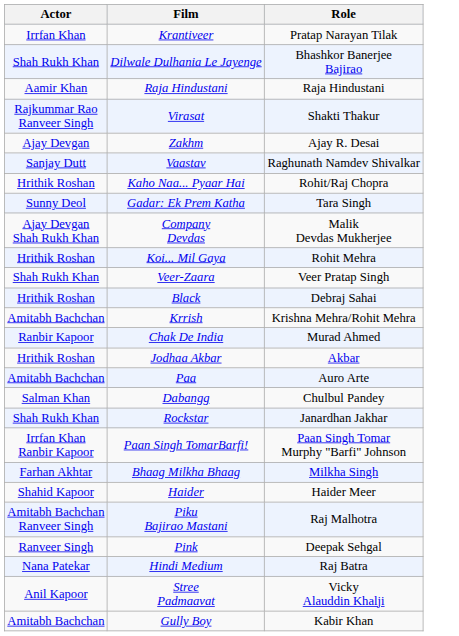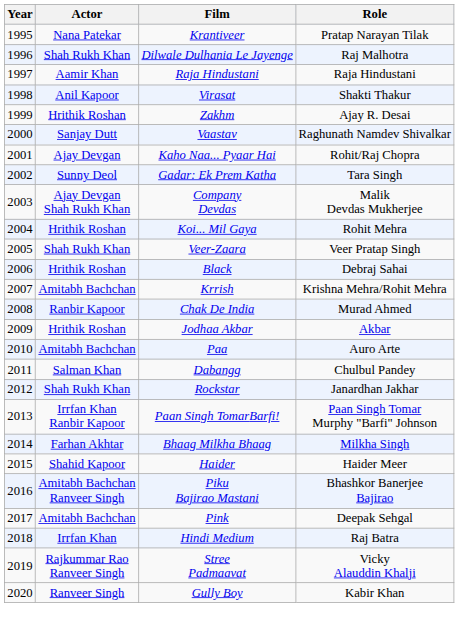+ column: (20, 14)
(56, 34) Irrfan Khan -> (87, 34) Nana Patekar
(344, 61) Bhashkor Banerjee Bajirao -> (375, 54) Raj Malhotra
(56, 116) Rajkummar Rao Ranveer Singh -> (87, 94) Anil Kapoor
(56, 143) Ajay Devgan -> (87, 114) Hrithik Roshan
(56, 183) Hrithik Roshan -> (87, 154) Ajay Devgan
(344, 519) Raj Malhotra -> (375, 491) Bhashkor Banerjee Bajirao
(56, 546) Ranveer Singh -> (87, 518) Amitabh Bachchan
(56, 566) Nana Patekar -> (87, 538) Irrfan Khan
(56, 593) Anil Kapoor -> (87, 565) Rajkummar Rao Ranveer Singh
(56, 621) Amitabh Bachchan -> (87, 592) Ranveer Singh
